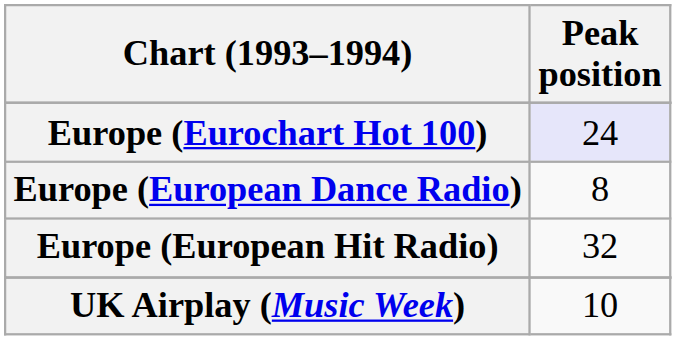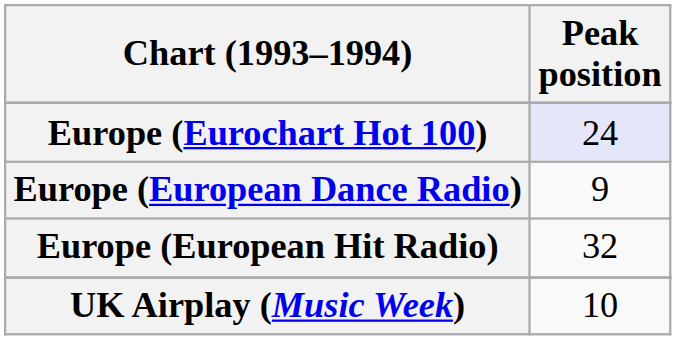(600, 189) 8 -> (600, 189) 9
